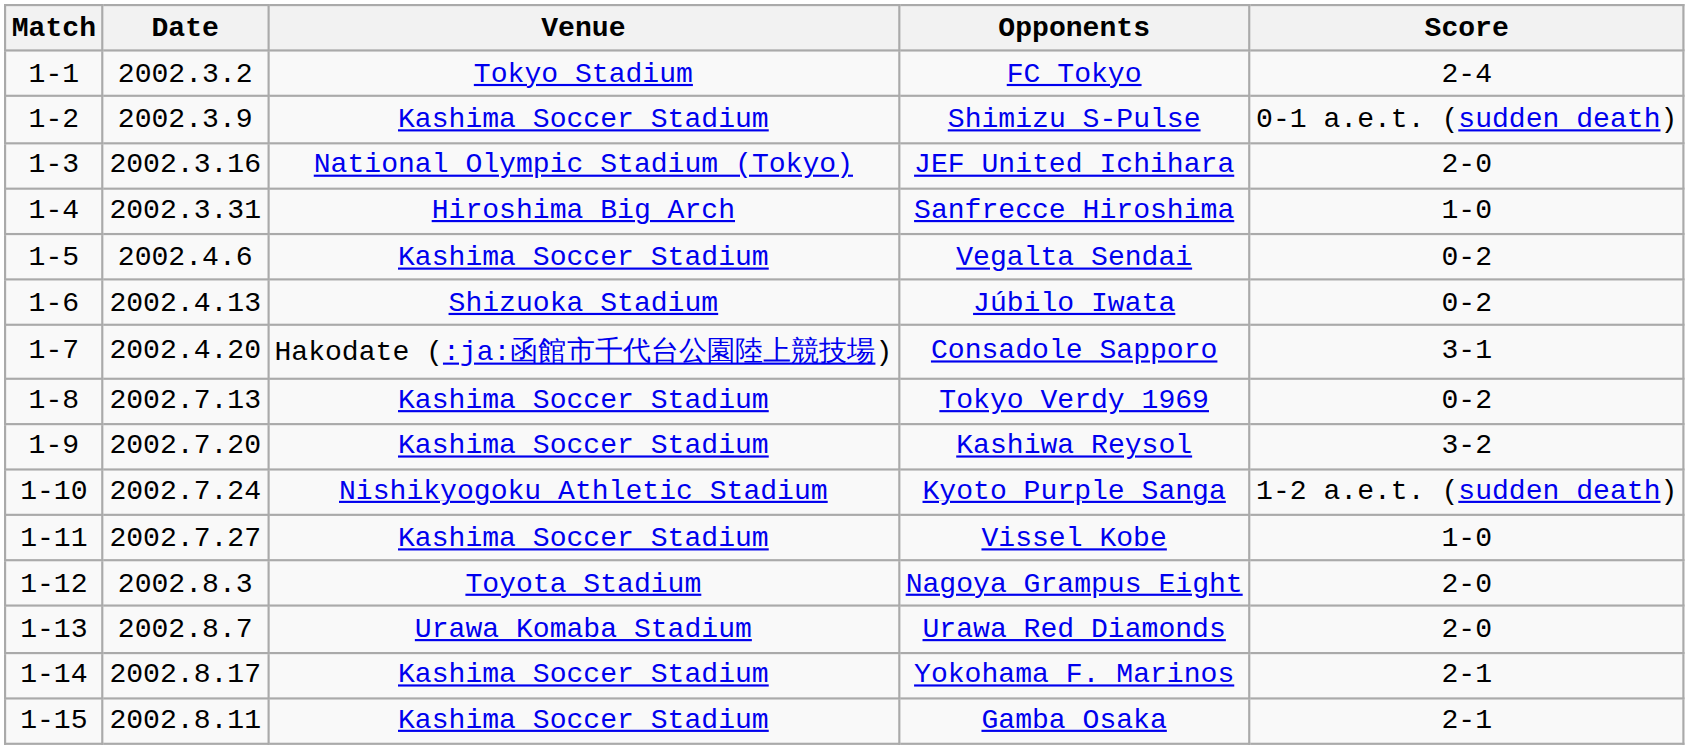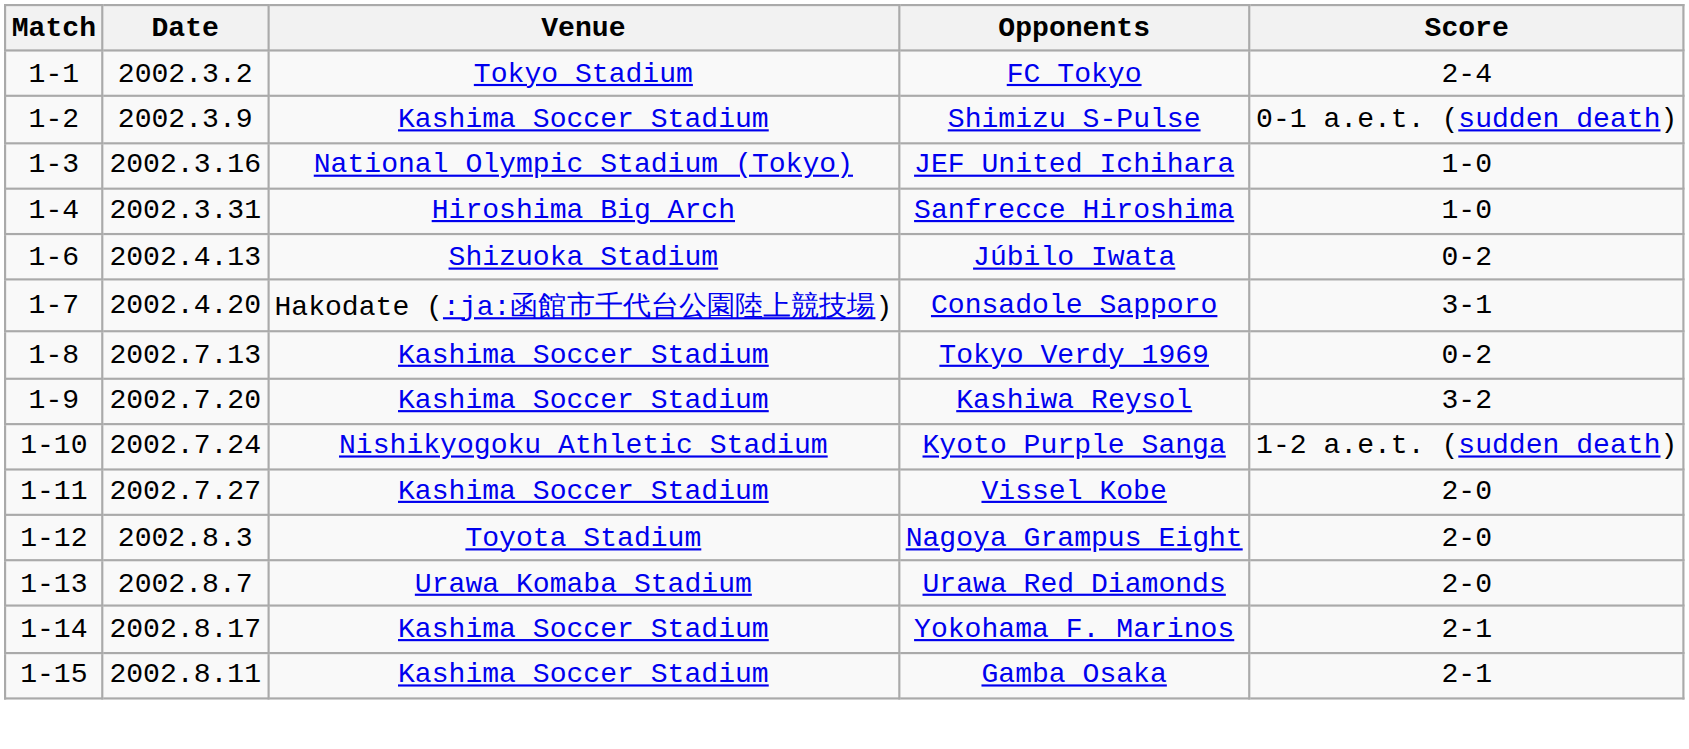(1467, 165) 2-0 -> (1467, 165) 1-0
- row: (1074, 257)
(1467, 538) 1-0 -> (1467, 492) 2-0
